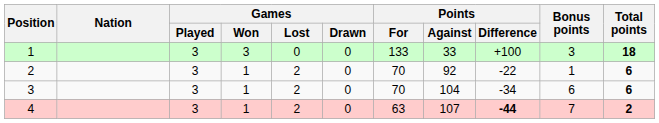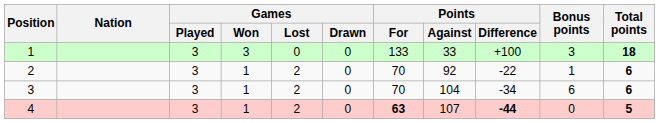(399, 109) normal -> (399, 109) bold
(571, 109) 7 -> (571, 109) 0
(629, 109) 2 -> (629, 109) 5
